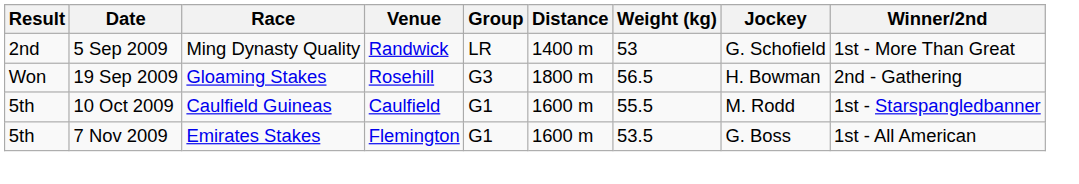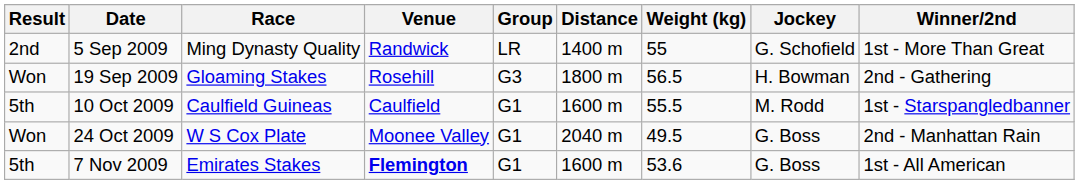(627, 48) 53 -> (657, 48) 55
+ row: (124, 135)
(414, 135) normal -> (418, 164) bold
(635, 135) 53.5 -> (664, 164) 53.6
